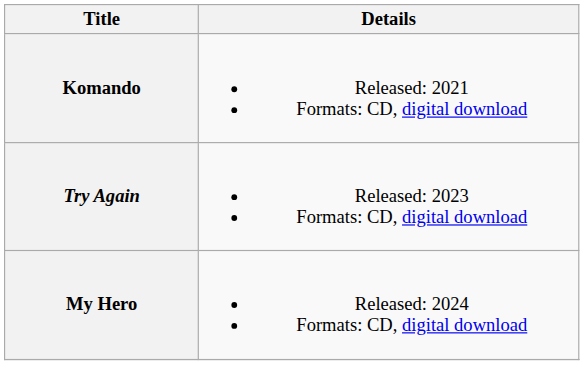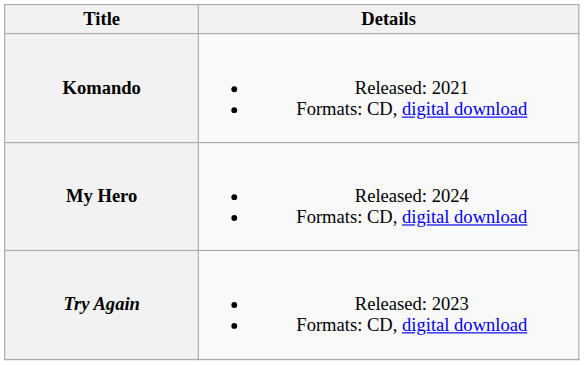rows swapped: (102, 196) <-> (102, 304)
